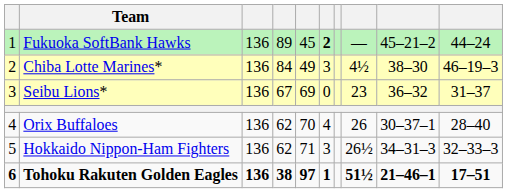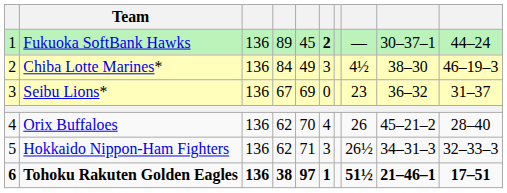(408, 42) 45–21–2 -> (408, 42) 30–37–1
(408, 124) 30–37–1 -> (408, 124) 45–21–2
